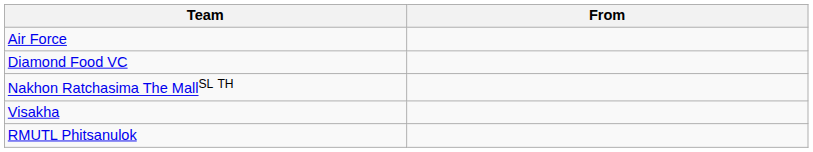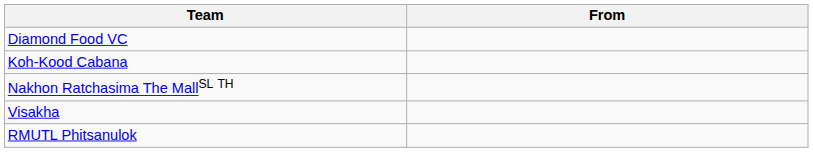- row: (37, 39)
+ row: (68, 62)
